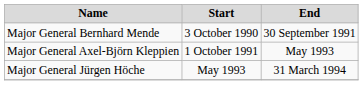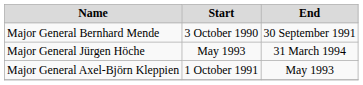rows swapped: (93, 51) <-> (76, 70)
